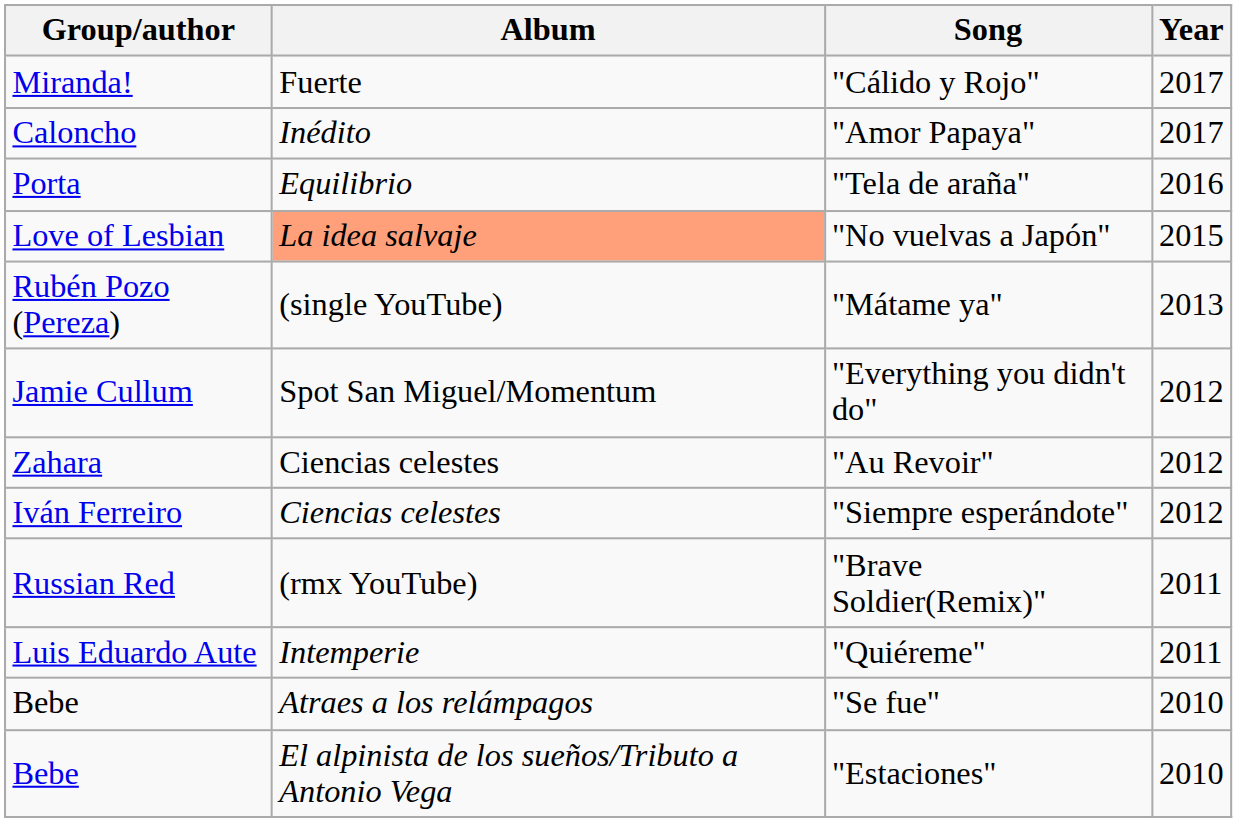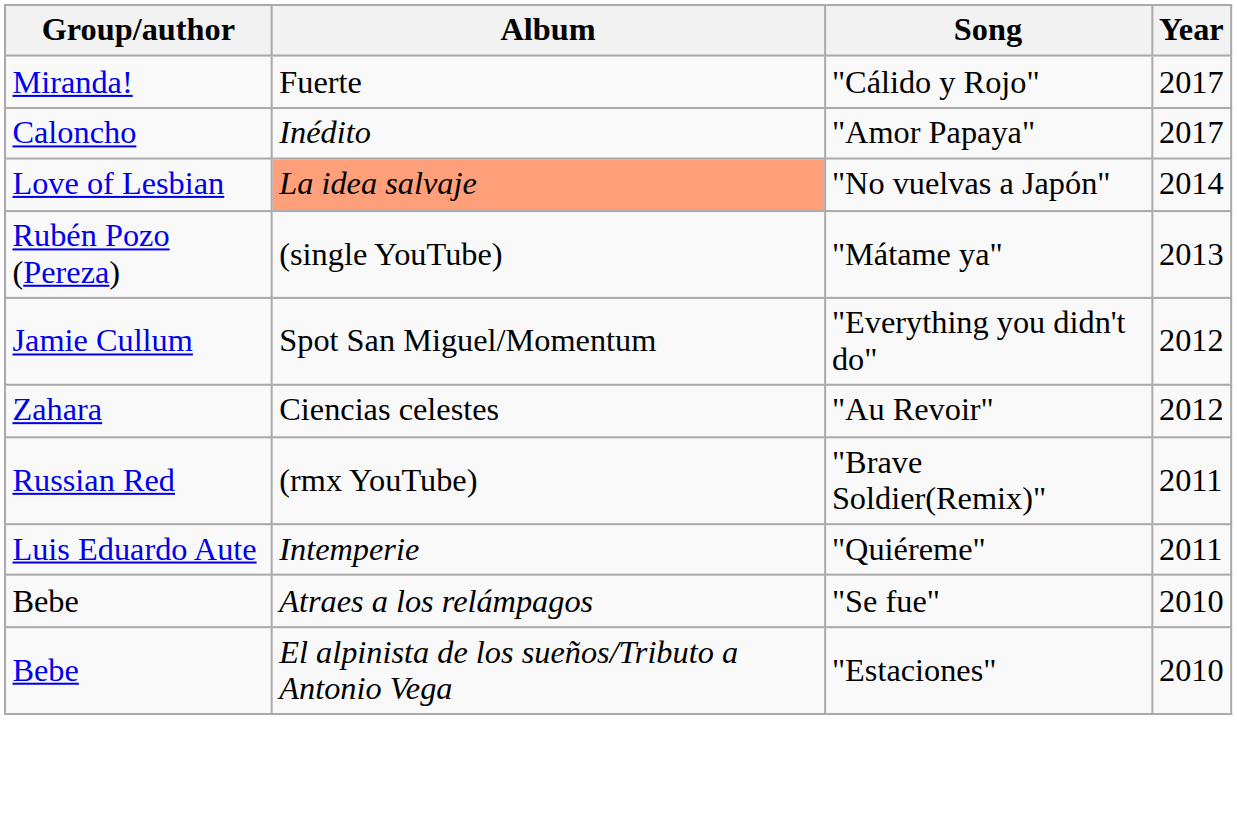- row: (931, 183)
(1191, 235) 2015 -> (1191, 183) 2014
- row: (980, 512)
